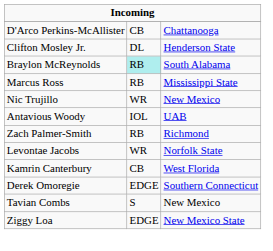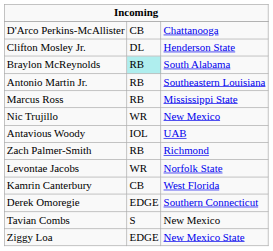+ row: (47, 82)
